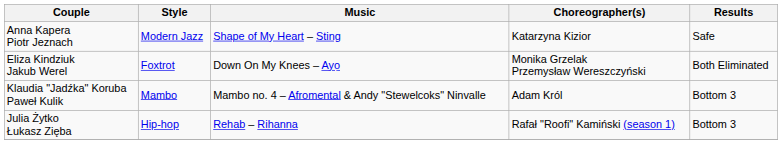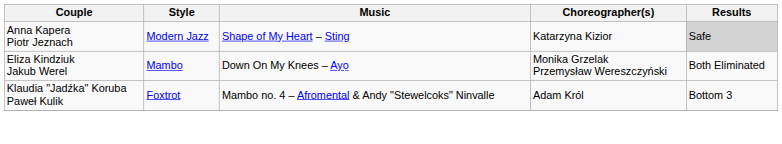(704, 36) no background -> (700, 36) lightgrey background
(158, 65) Foxtrot -> (165, 65) Mambo
(159, 95) Mambo -> (163, 95) Foxtrot
- row: (39, 124)
